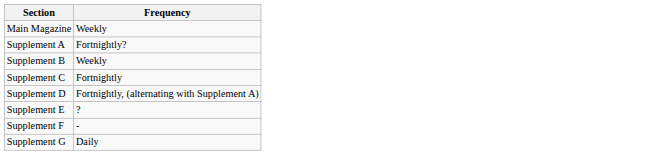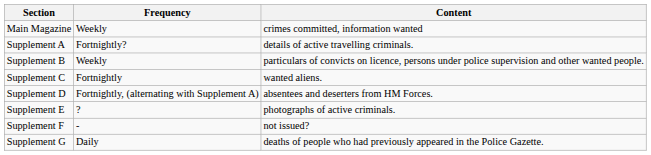+ column: (454, 12)
